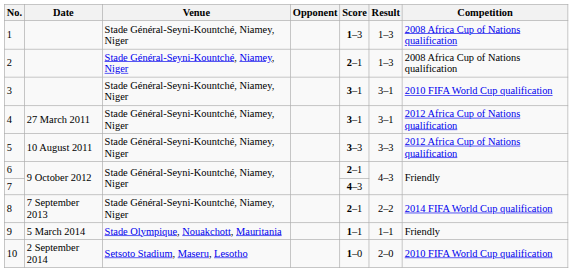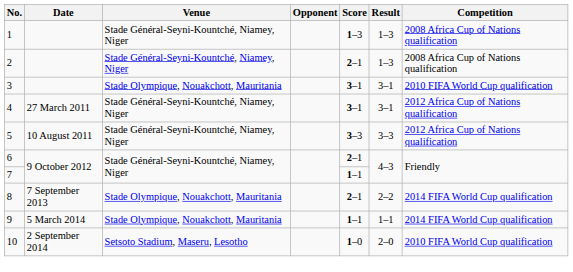(189, 91) Stade Général-Seyni-Kountché, Niamey, Niger -> (193, 85) Stade Olympique, Nouakchott, Mauritania
(354, 186) 4–3 -> (354, 175) 1–1
(189, 209) Stade Général-Seyni-Kountché, Niamey, Niger -> (193, 197) Stade Olympique, Nouakchott, Mauritania
(422, 231) Friendly -> (479, 219) 2014 FIFA World Cup qualification
